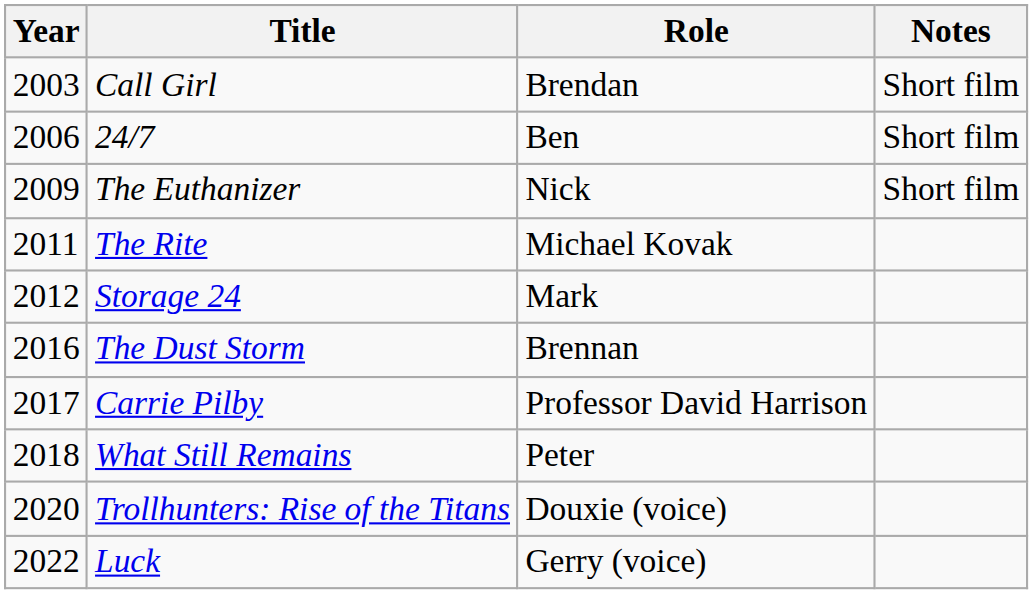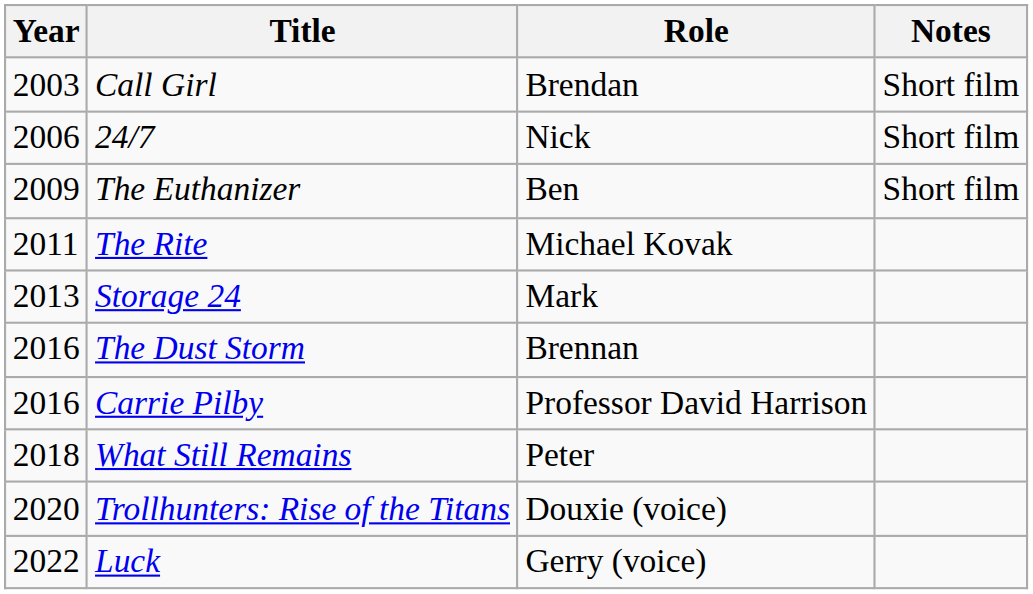(552, 137) Ben -> (558, 137) Nick
(558, 190) Nick -> (552, 190) Ben
(46, 296) 2012 -> (46, 296) 2013
(46, 402) 2017 -> (46, 402) 2016
